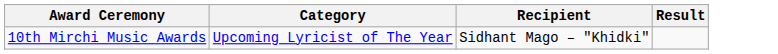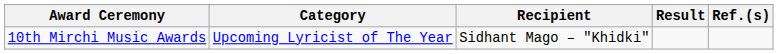+ column: (741, 16)
